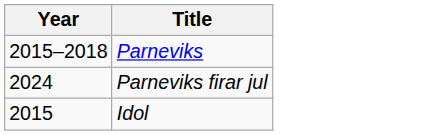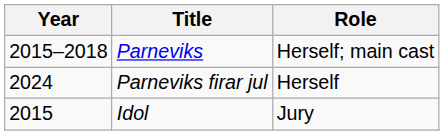+ column: (355, 20)
